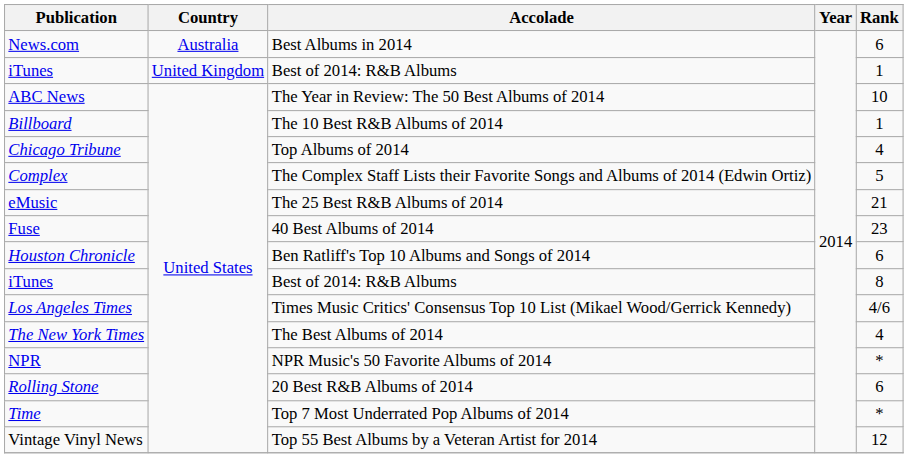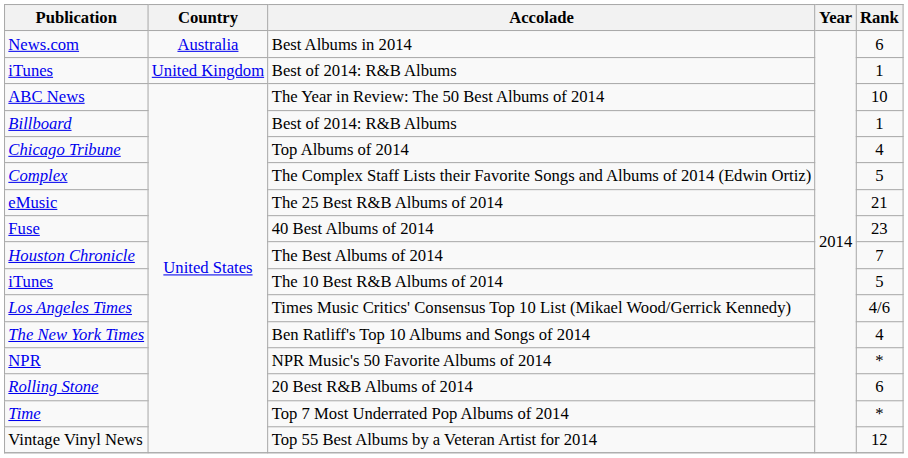(387, 123) The 10 Best R&B Albums of 2014 -> (364, 123) Best of 2014: R&B Albums
(431, 255) Ben Ratliff's Top 10 Albums and Songs of 2014 -> (357, 255) The Best Albums of 2014
(879, 255) 6 -> (879, 255) 7
(364, 281) Best of 2014: R&B Albums -> (387, 281) The 10 Best R&B Albums of 2014
(879, 281) 8 -> (879, 281) 5
(357, 334) The Best Albums of 2014 -> (431, 334) Ben Ratliff's Top 10 Albums and Songs of 2014
